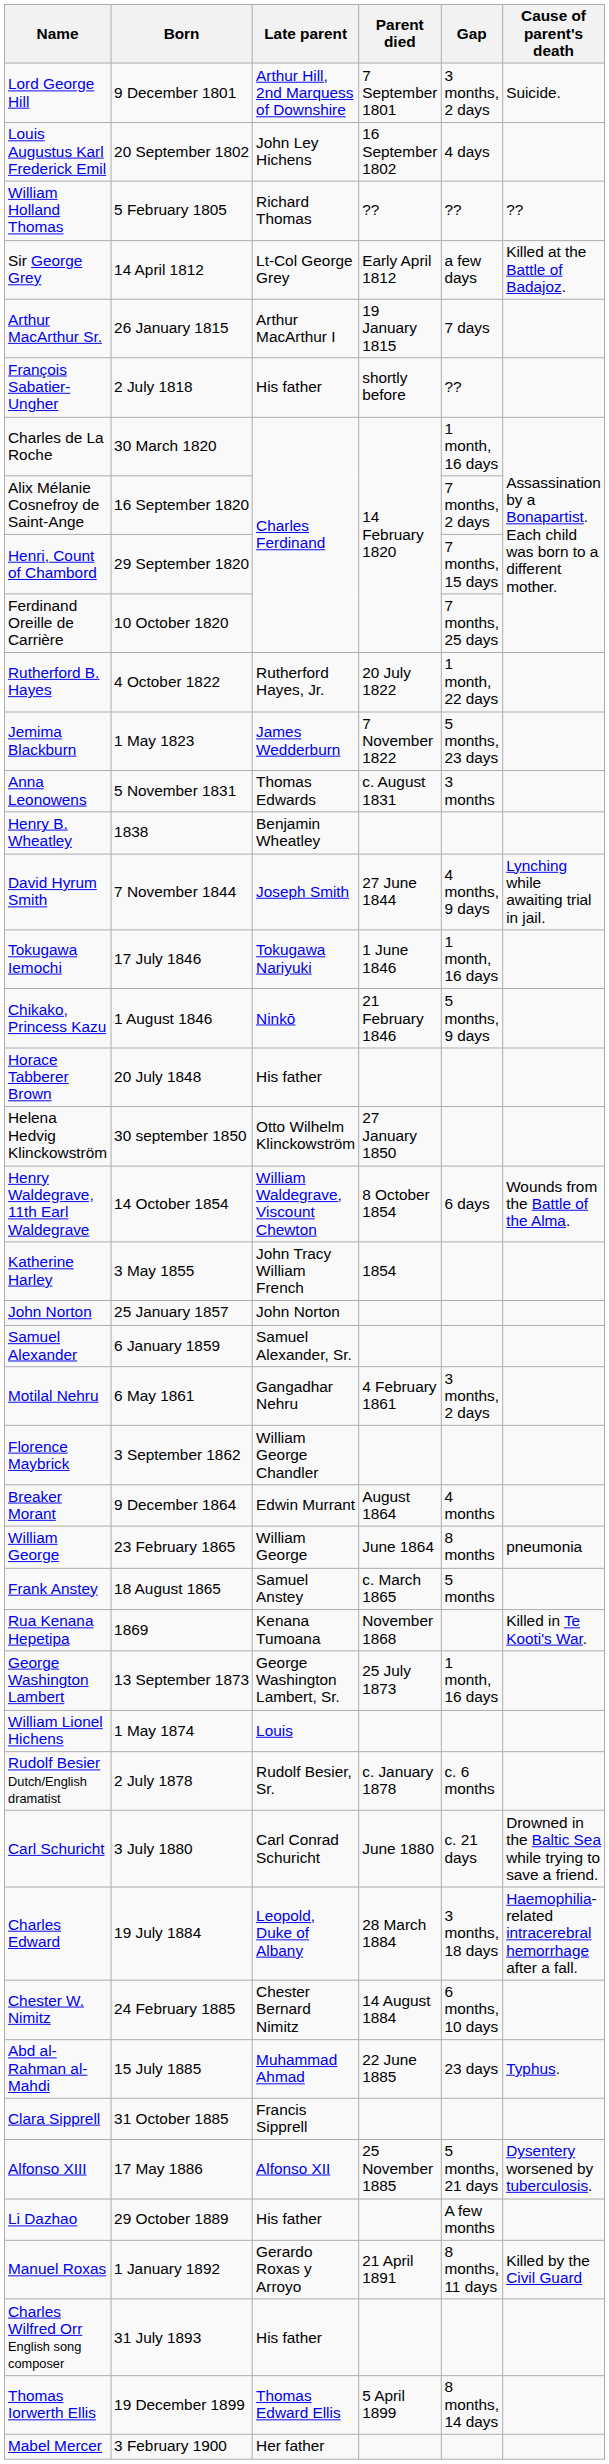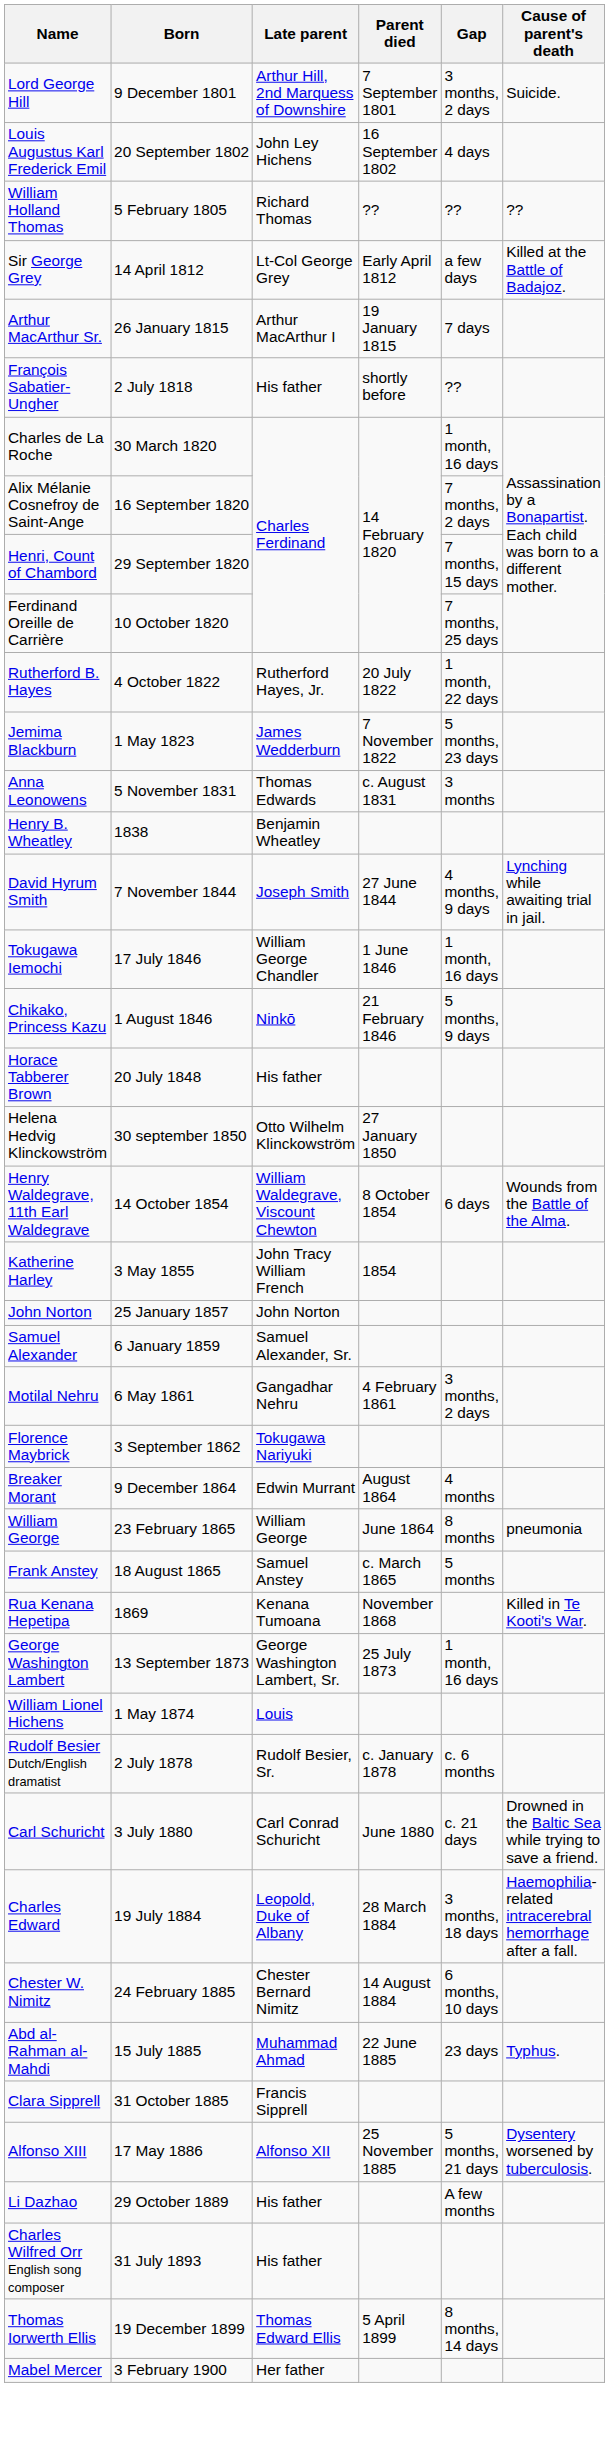(291, 959) Tokugawa Nariyuki -> (287, 959) William George Chandler
(287, 1455) William George Chandler -> (291, 1446) Tokugawa Nariyuki
- row: (57, 2269)
